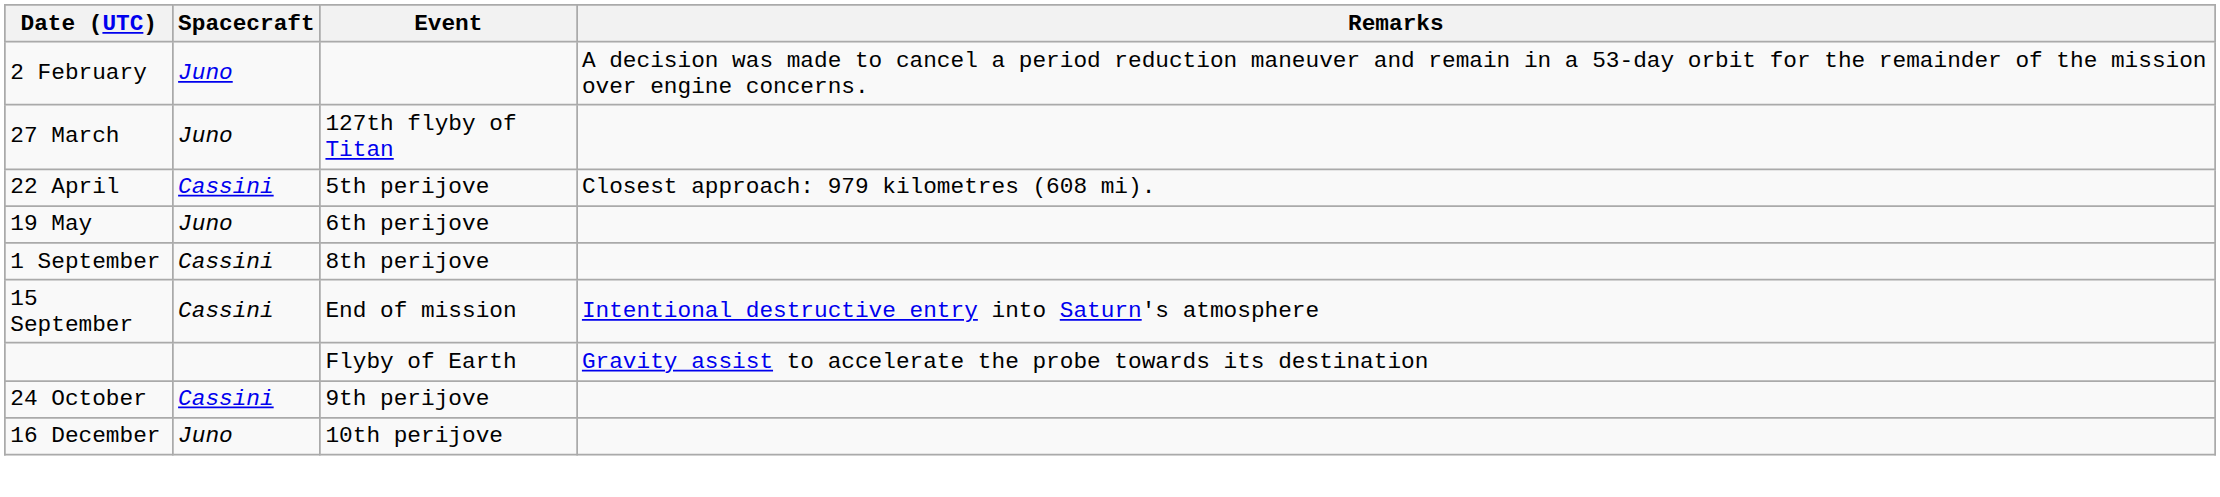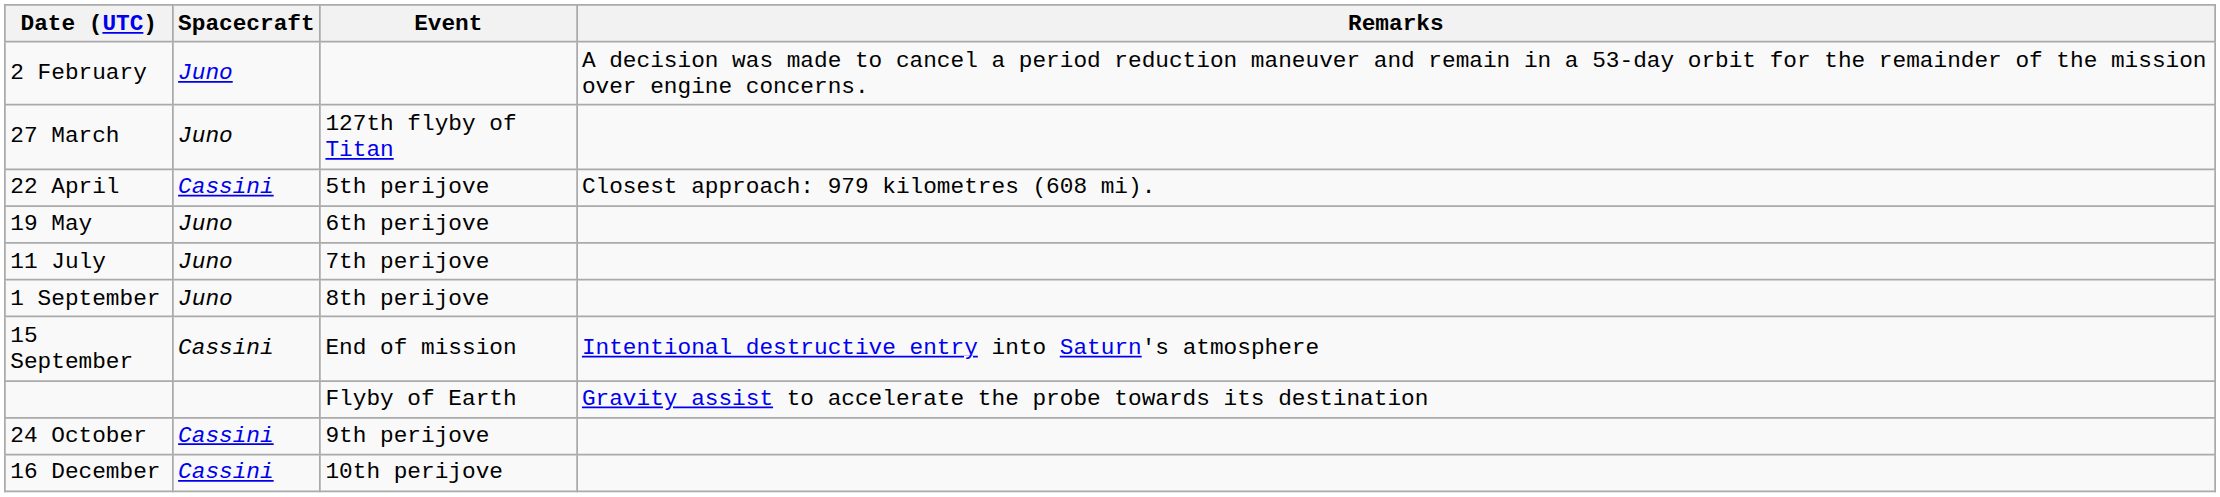+ row: (58, 261)
(226, 261) Cassini -> (205, 298) Juno
(205, 436) Juno -> (226, 473) Cassini
